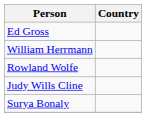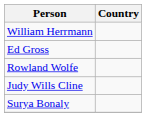rows swapped: (28, 31) <-> (50, 49)
